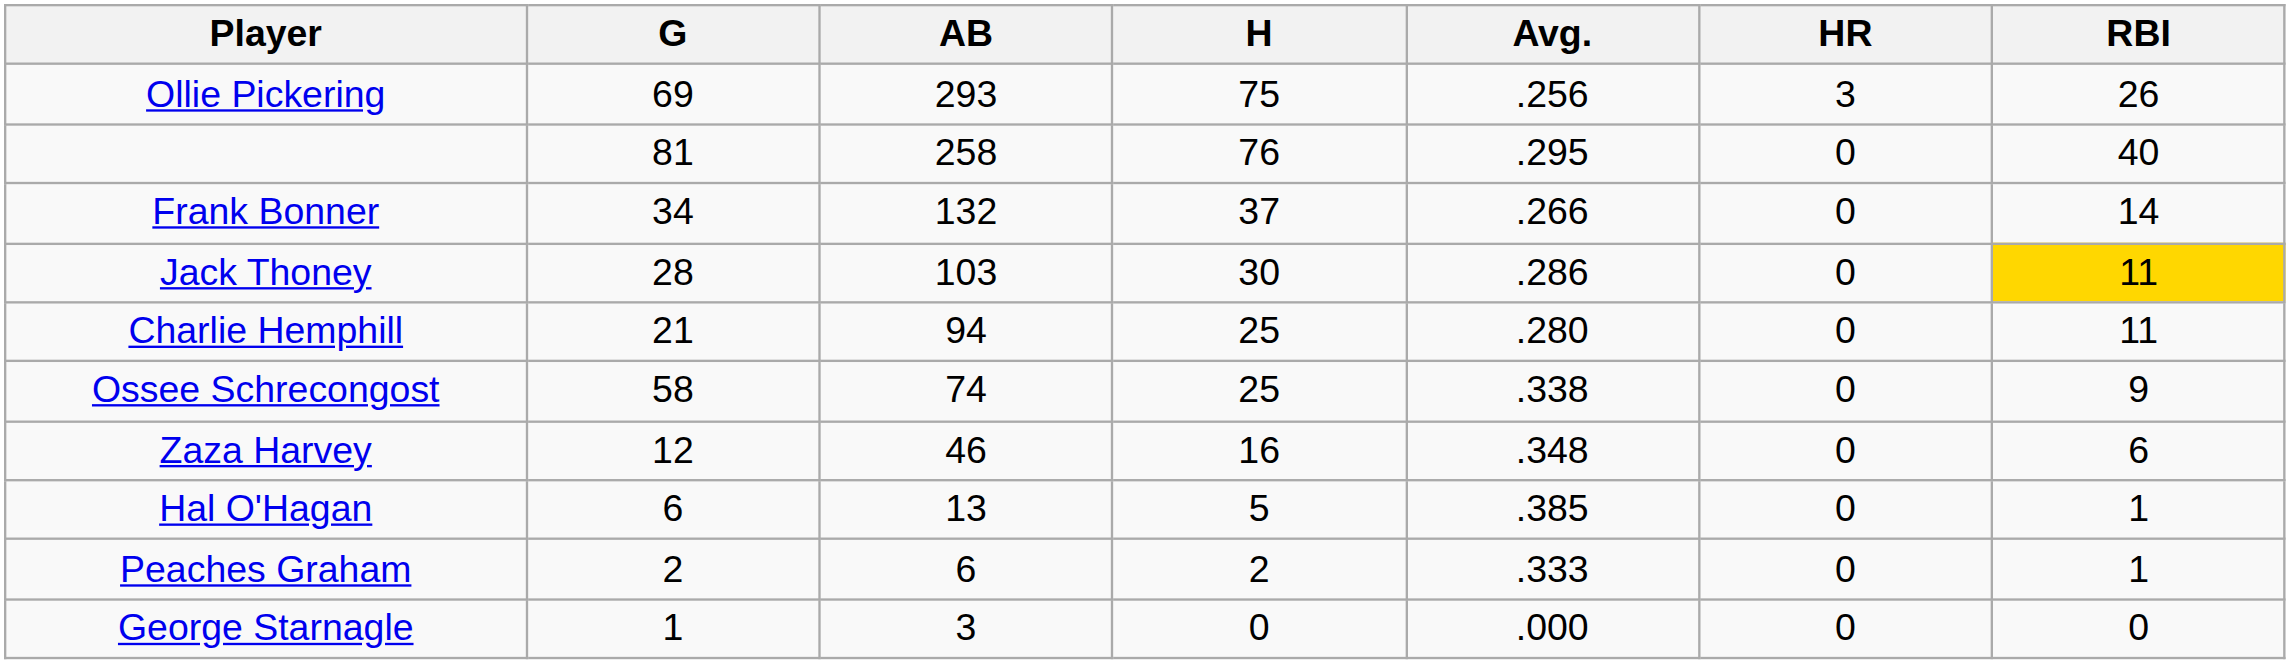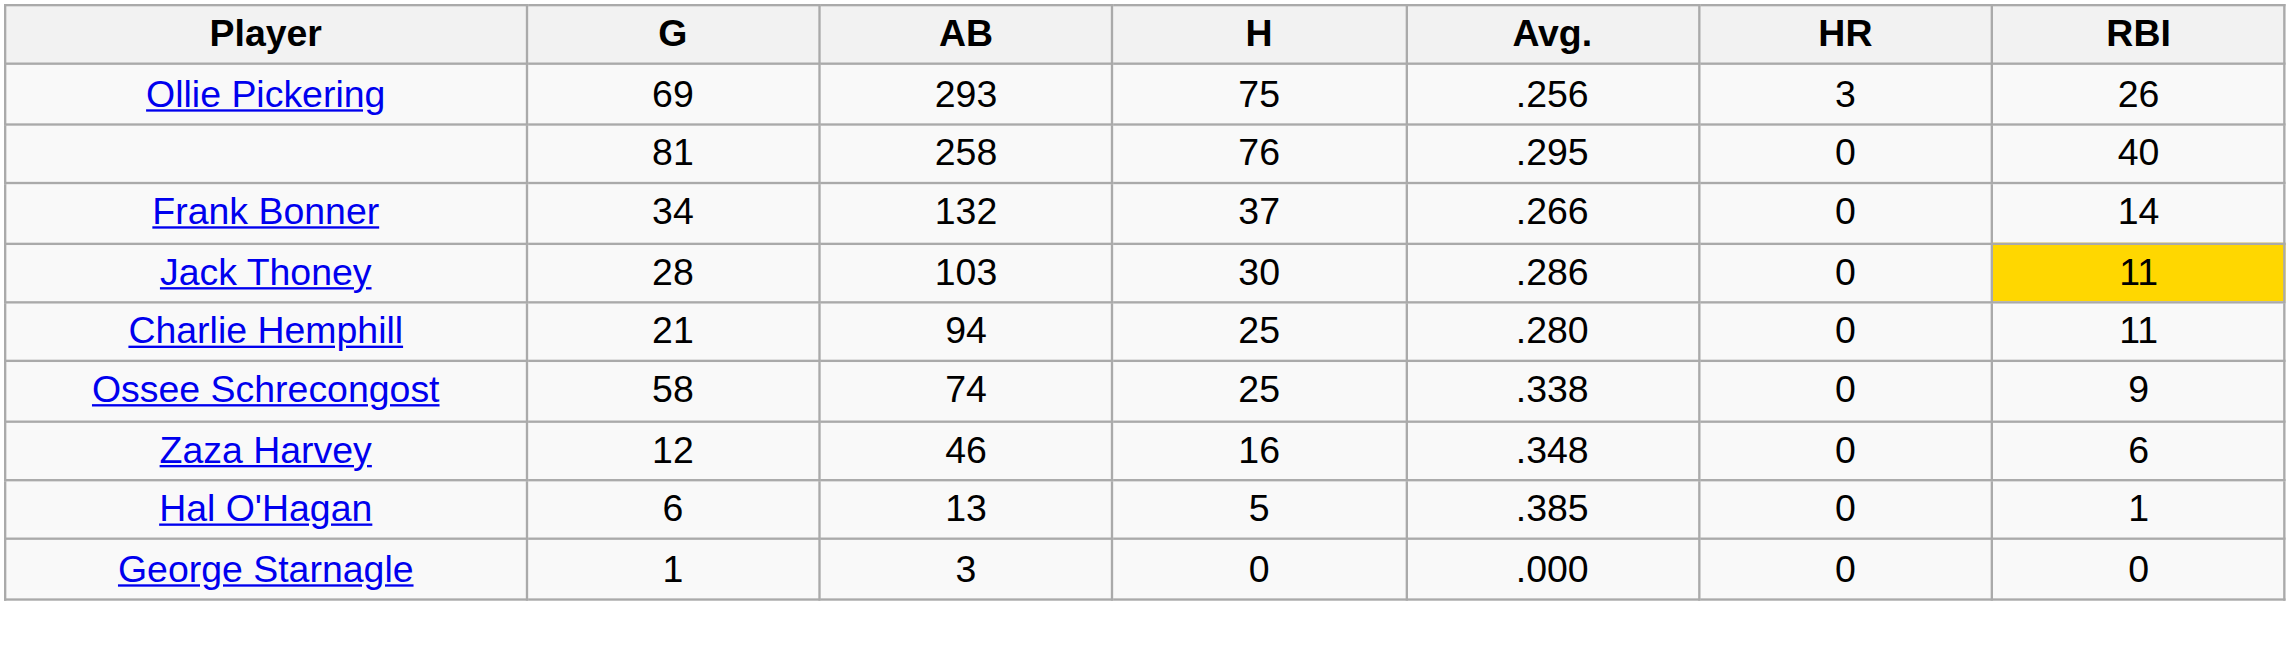- row: (266, 568)
